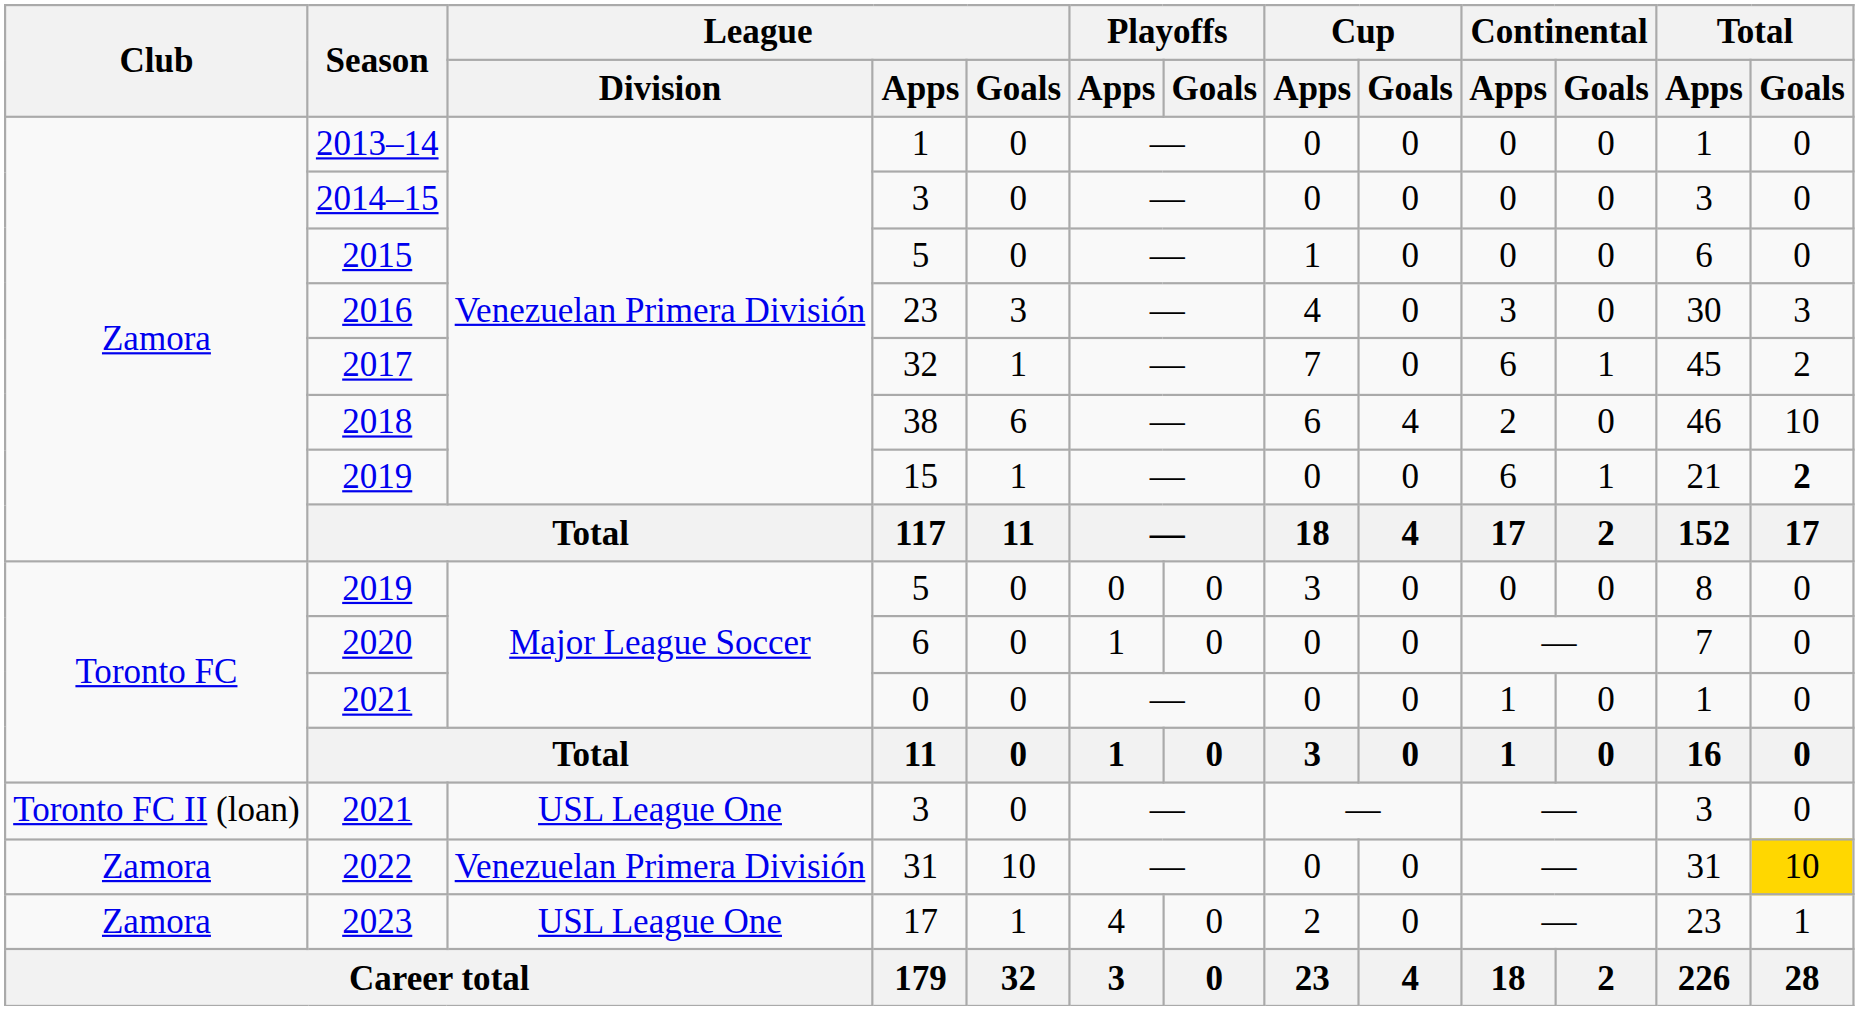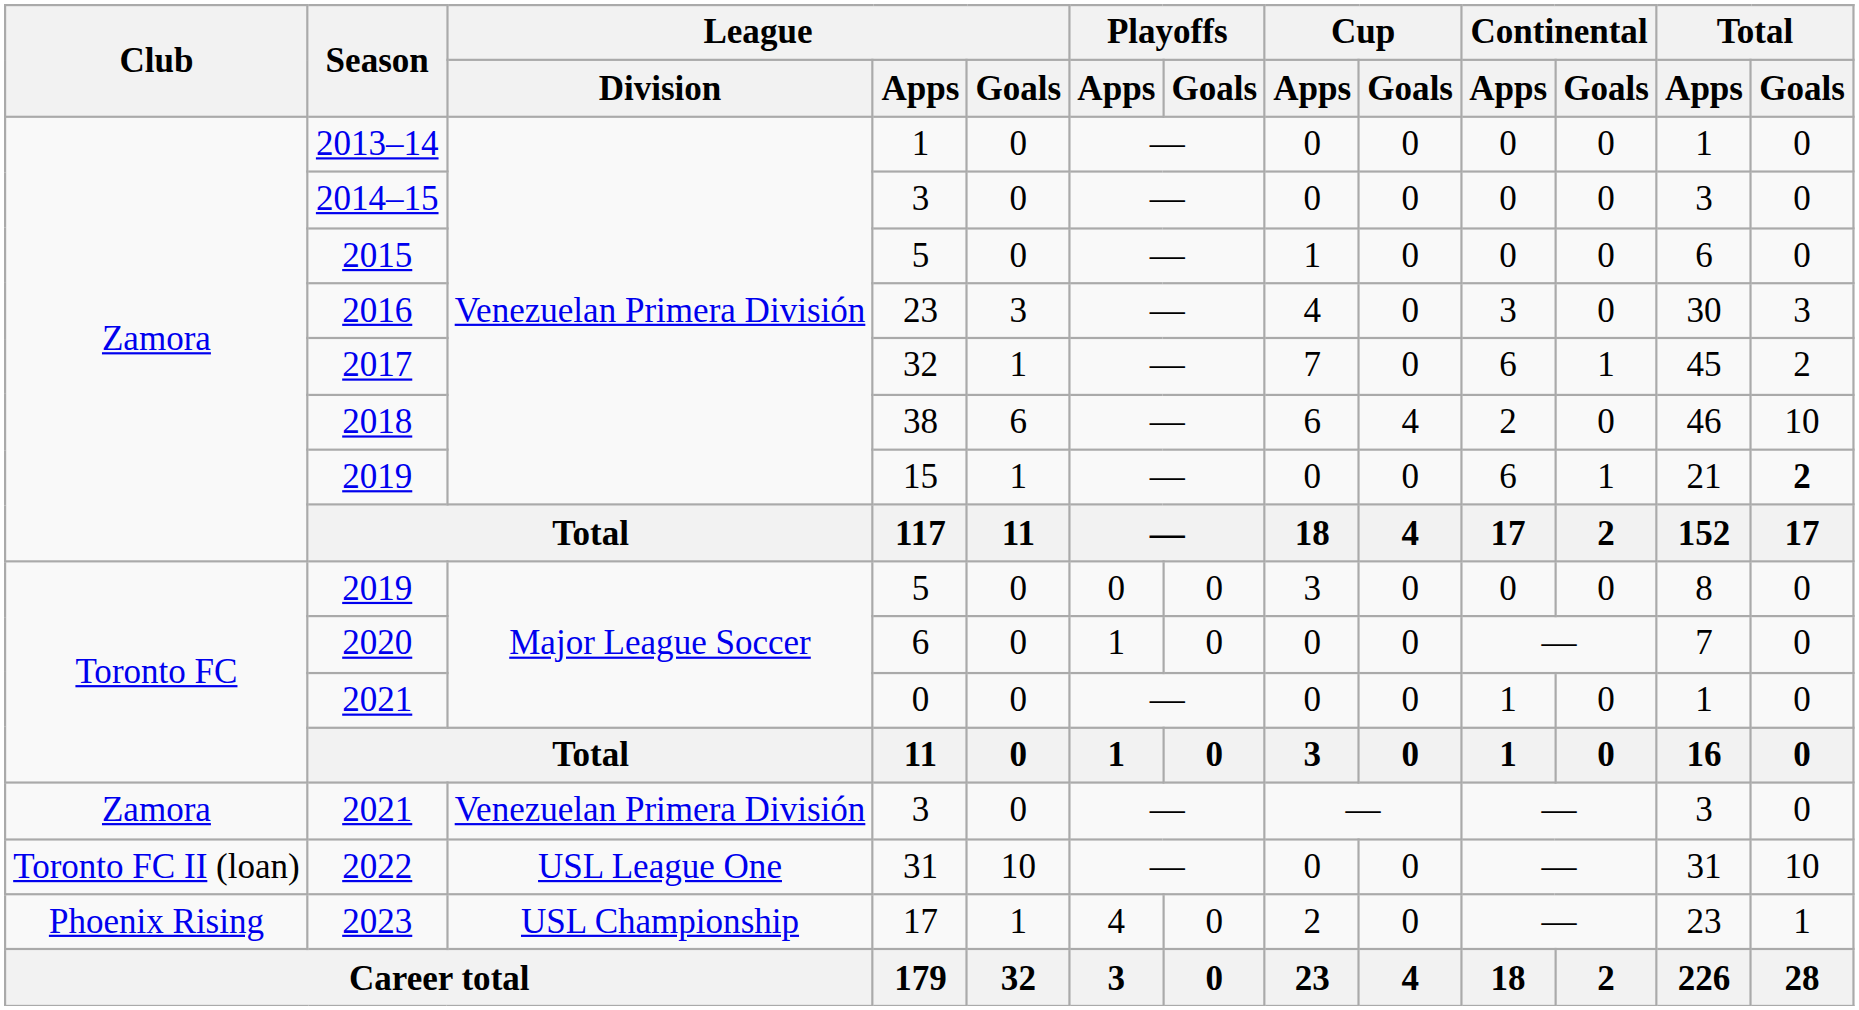(156, 810) Toronto FC II (loan) -> (156, 810) Zamora
(660, 810) USL League One -> (660, 810) Venezuelan Primera División
(156, 865) Zamora -> (156, 865) Toronto FC II (loan)
(660, 865) Venezuelan Primera División -> (660, 865) USL League One
(1802, 865) gold background -> (1802, 865) no background
(156, 921) Zamora -> (156, 921) Phoenix Rising
(660, 921) USL League One -> (660, 921) USL Championship
